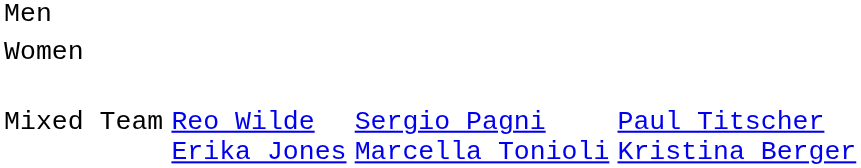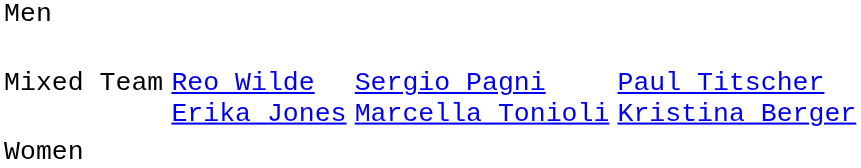rows swapped: (44, 52) <-> (84, 122)
